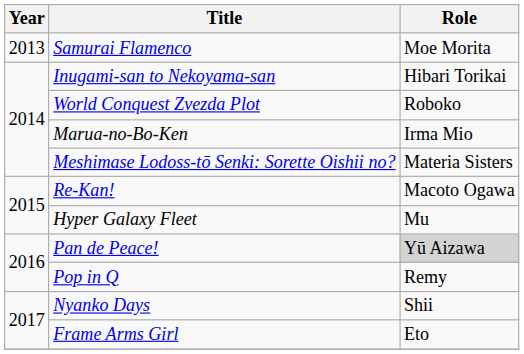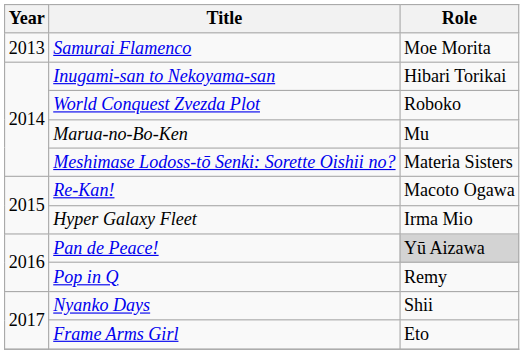(438, 133) Irma Mio -> (416, 133) Mu
(416, 219) Mu -> (438, 219) Irma Mio
